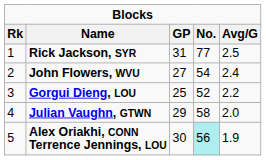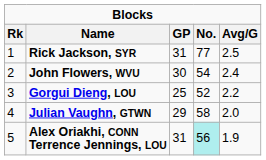(179, 73) 27 -> (179, 73) 30
(179, 139) 30 -> (179, 139) 31
